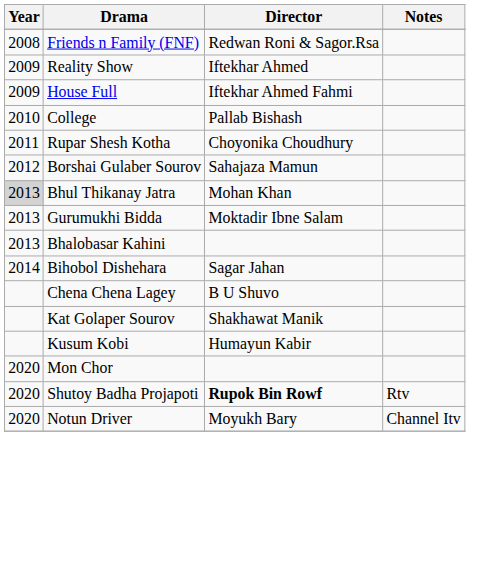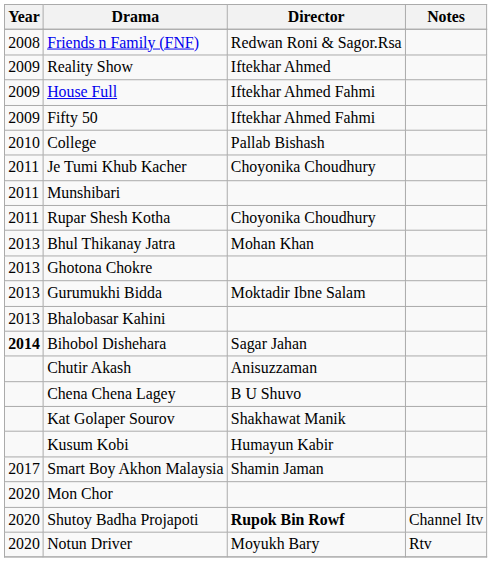+ row: (72, 117)
+ row: (117, 167)
+ row: (84, 192)
- row: (124, 167)
(24, 192) lightgrey background -> (24, 243) no background
+ row: (100, 268)
(24, 268) normal -> (24, 343) bold
+ row: (89, 368)
+ row: (135, 469)
(398, 393) Rtv -> (446, 519) Channel Itv
(424, 419) Channel Itv -> (420, 544) Rtv
